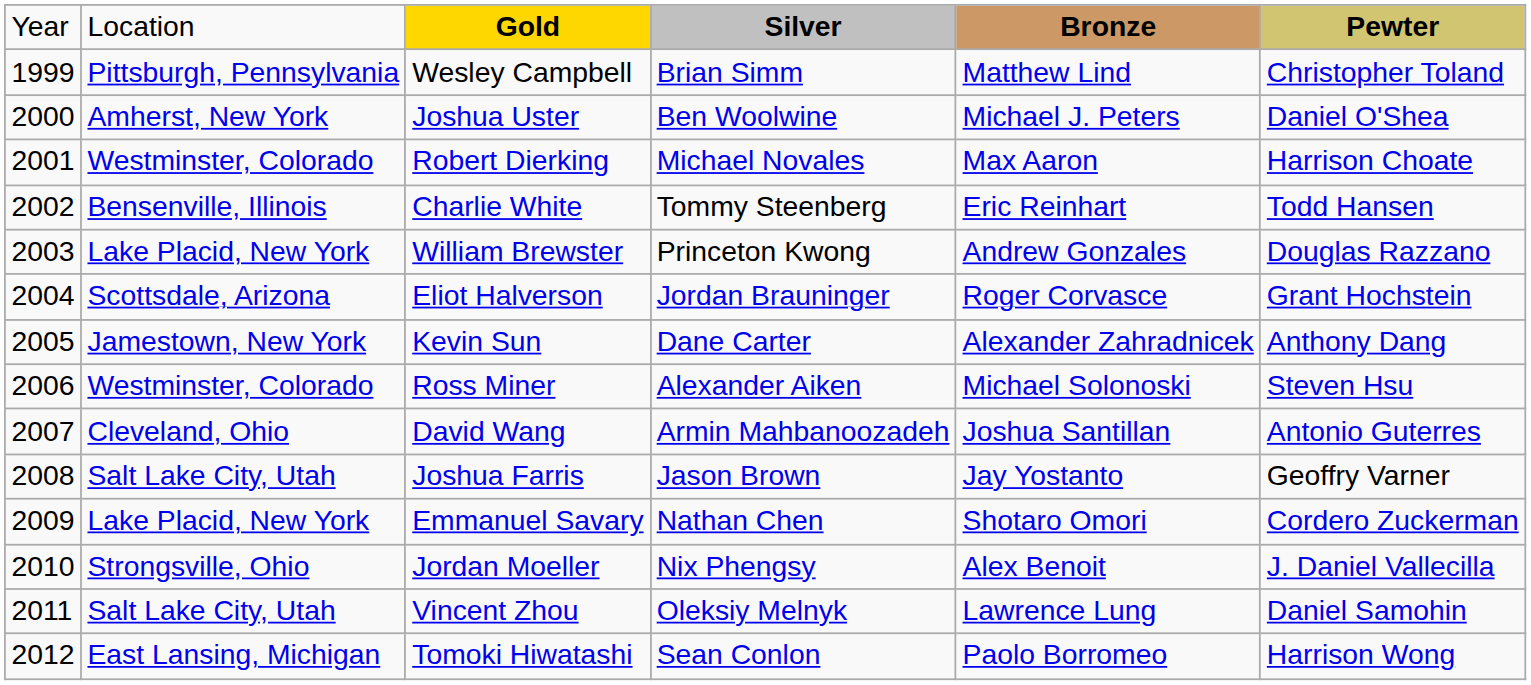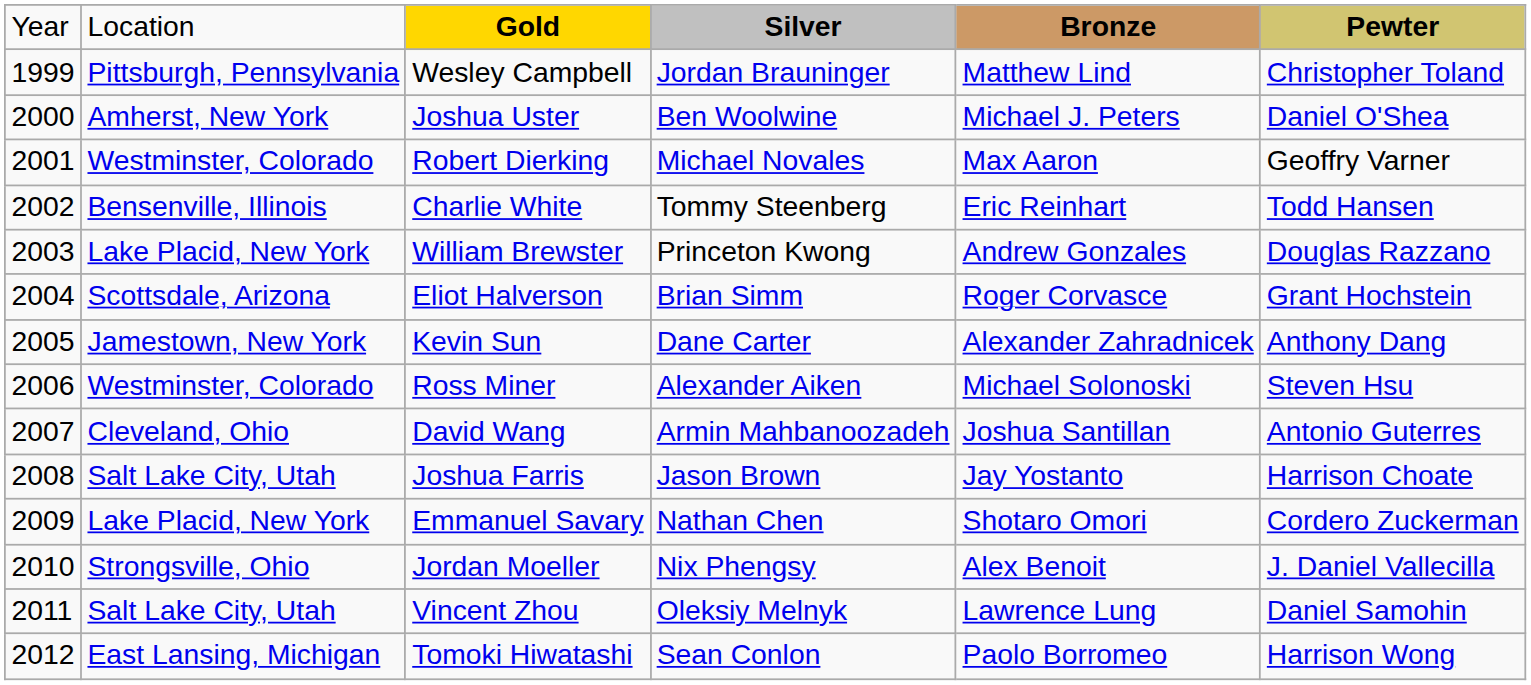(730, 71) Brian Simm -> (773, 71) Jordan Brauninger
(1370, 161) Harrison Choate -> (1358, 161) Geoffry Varner
(773, 296) Jordan Brauninger -> (730, 296) Brian Simm
(1358, 476) Geoffry Varner -> (1370, 476) Harrison Choate
